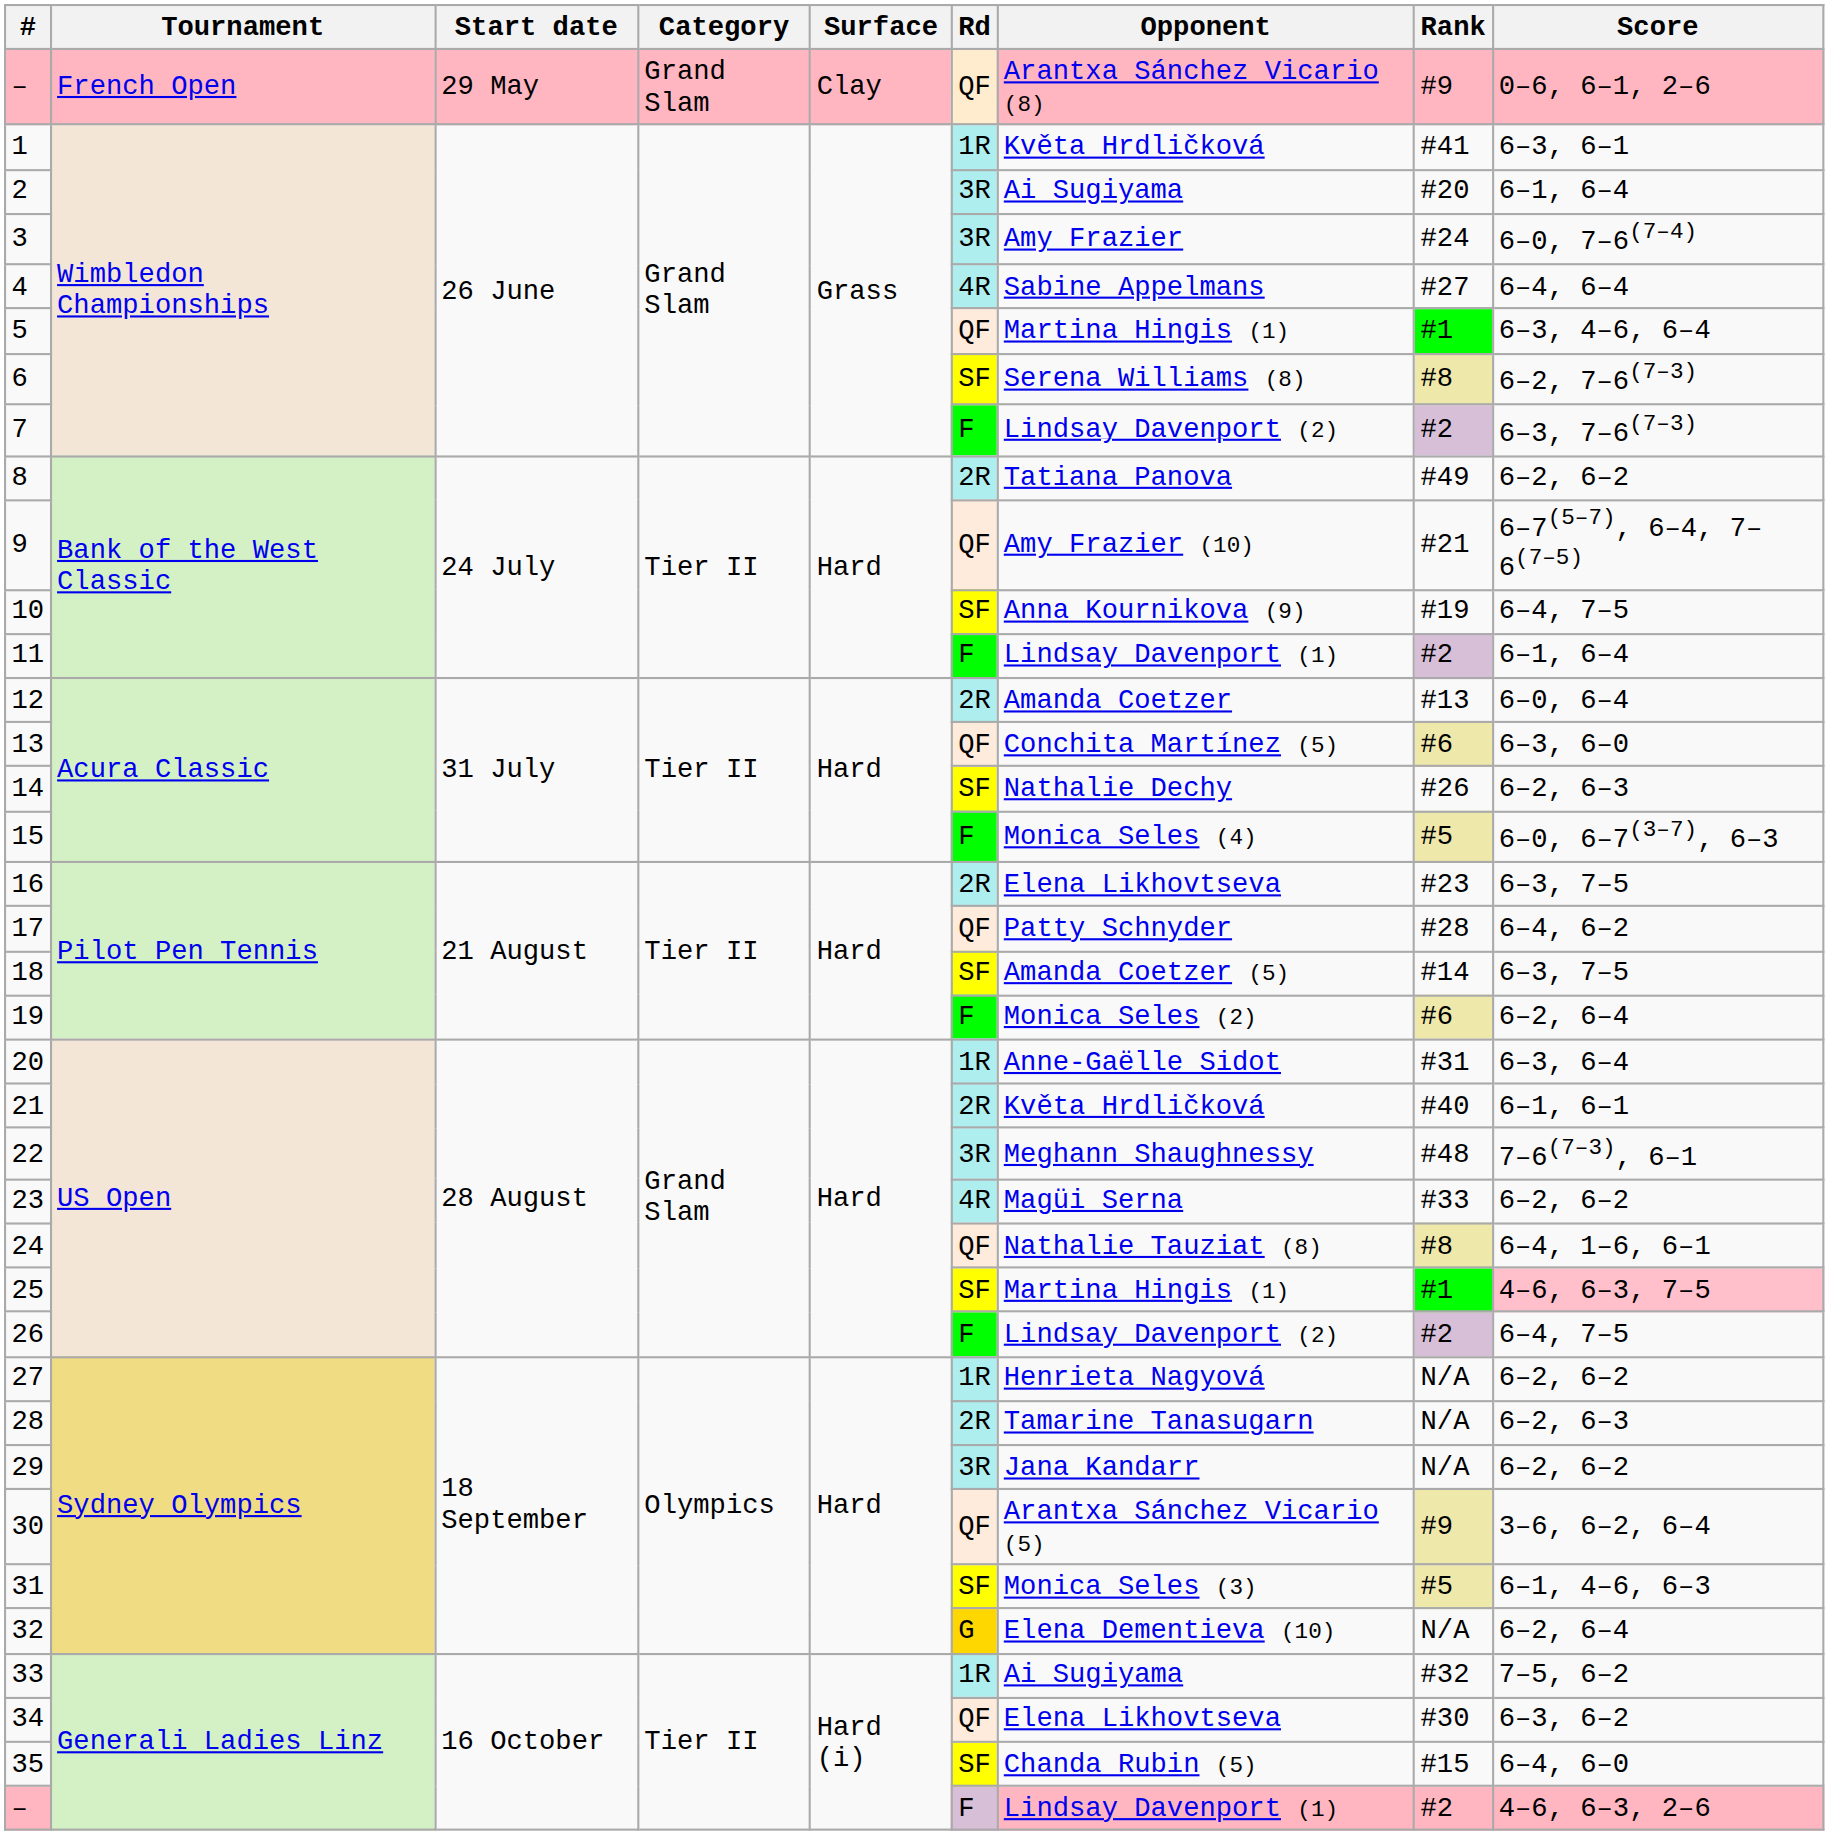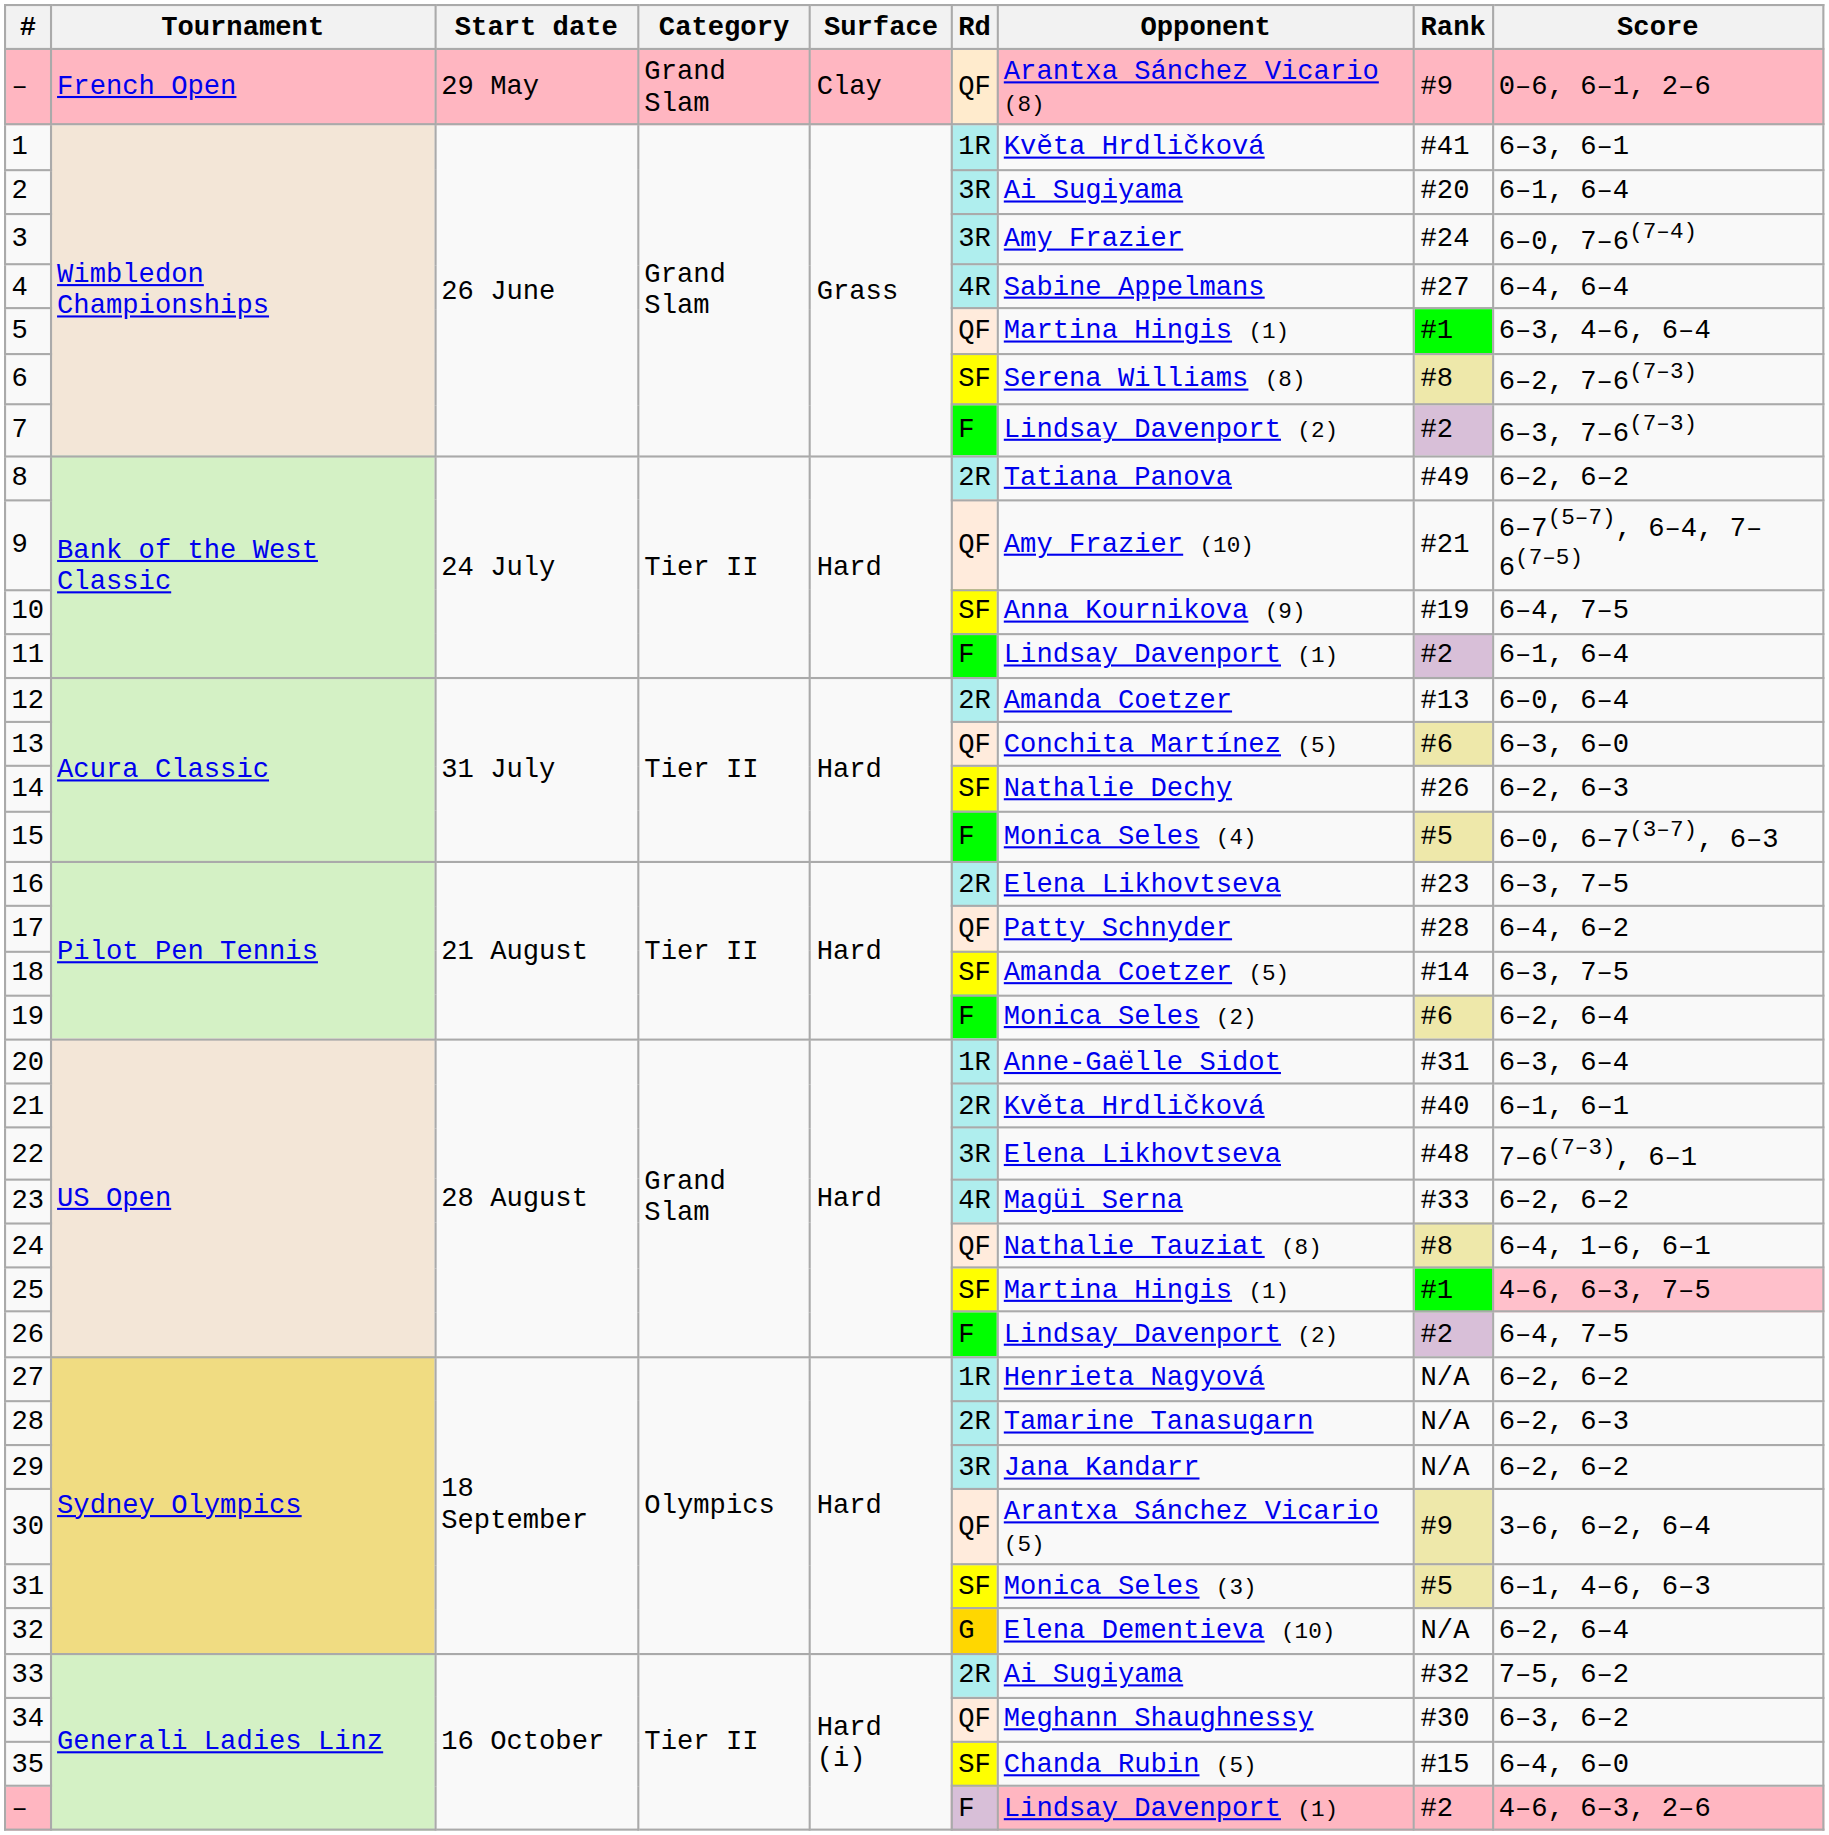(1159, 1154) Meghann Shaughnessy -> (1142, 1154) Elena Likhovtseva
(975, 1676) 1R -> (975, 1676) 2R
(1142, 1720) Elena Likhovtseva -> (1159, 1720) Meghann Shaughnessy
